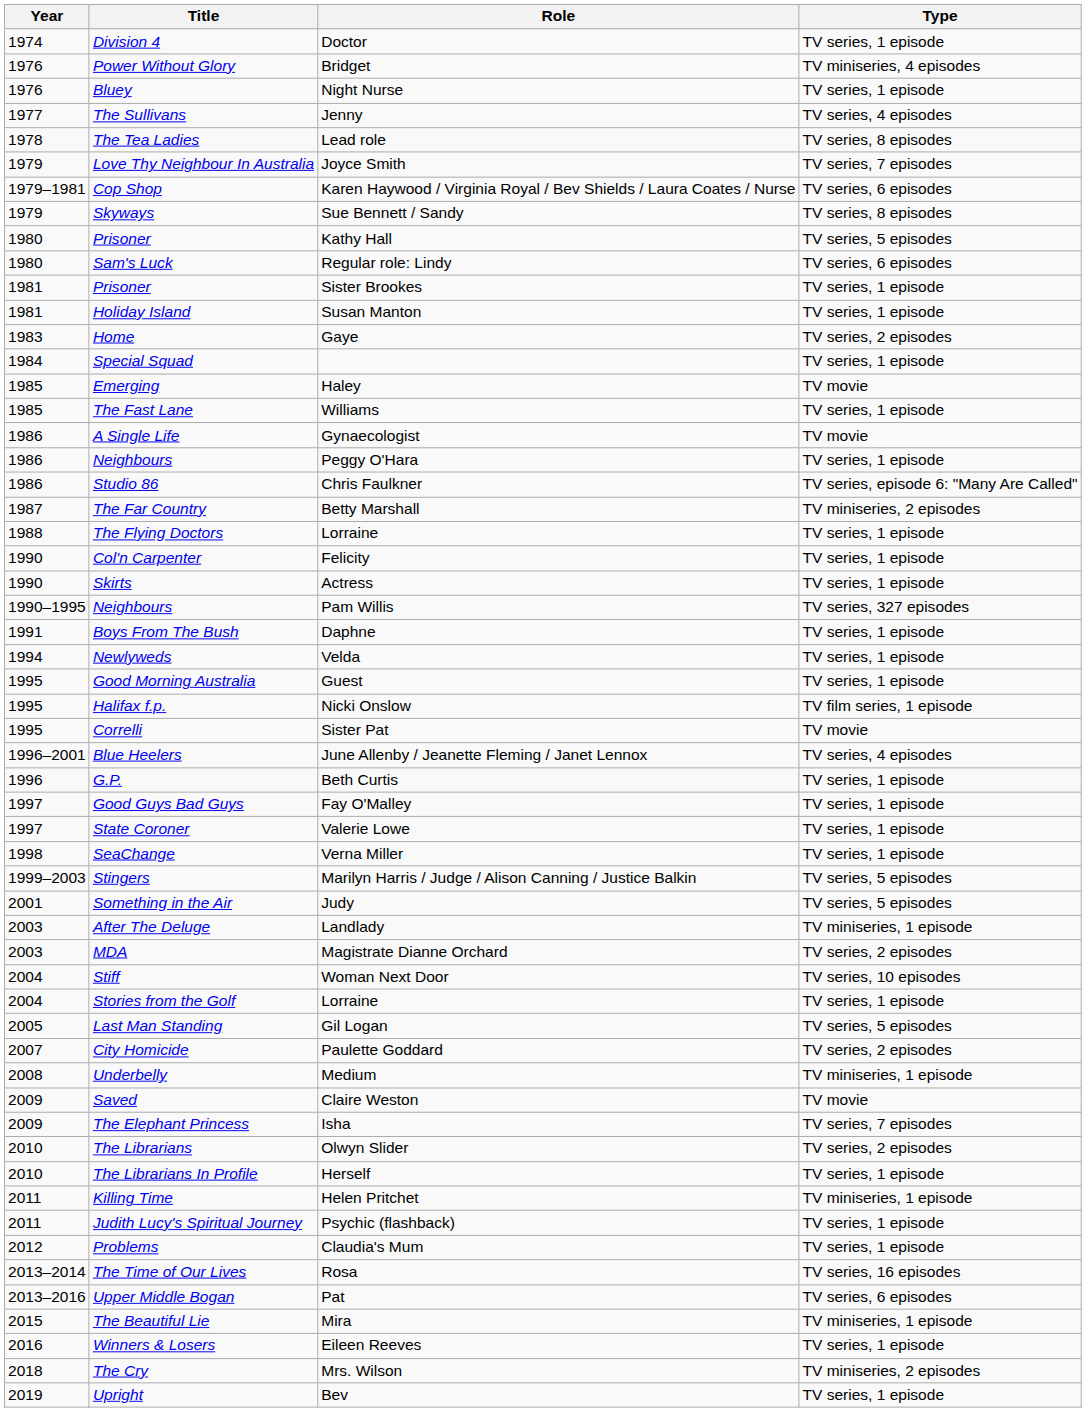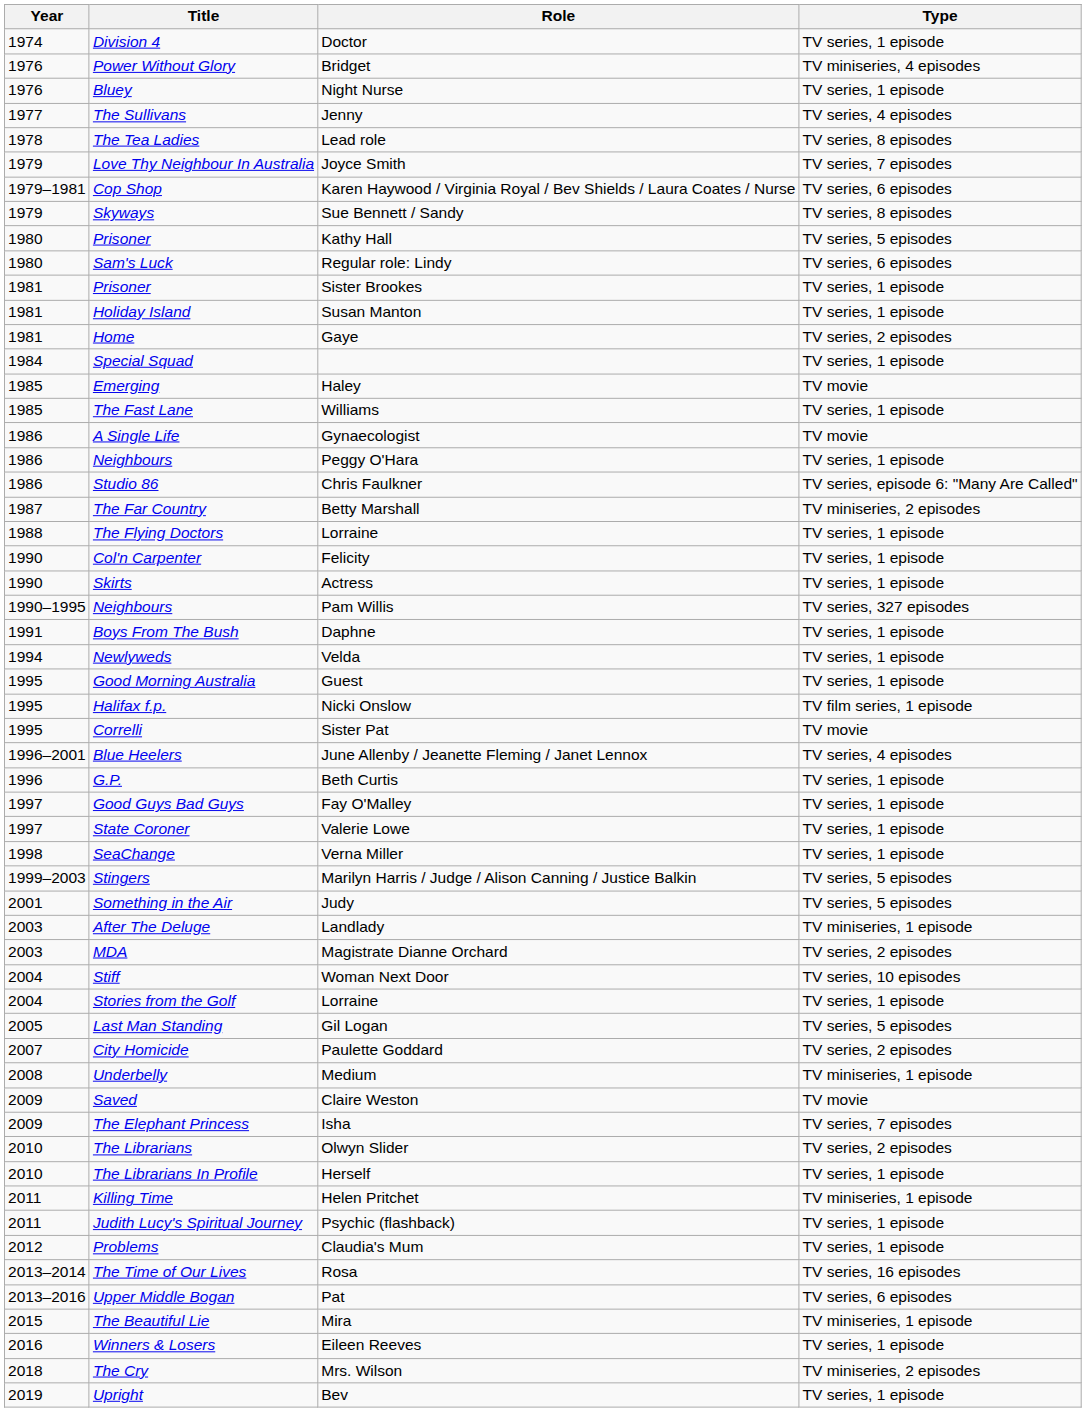(25, 336) 1983 -> (25, 336) 1981
